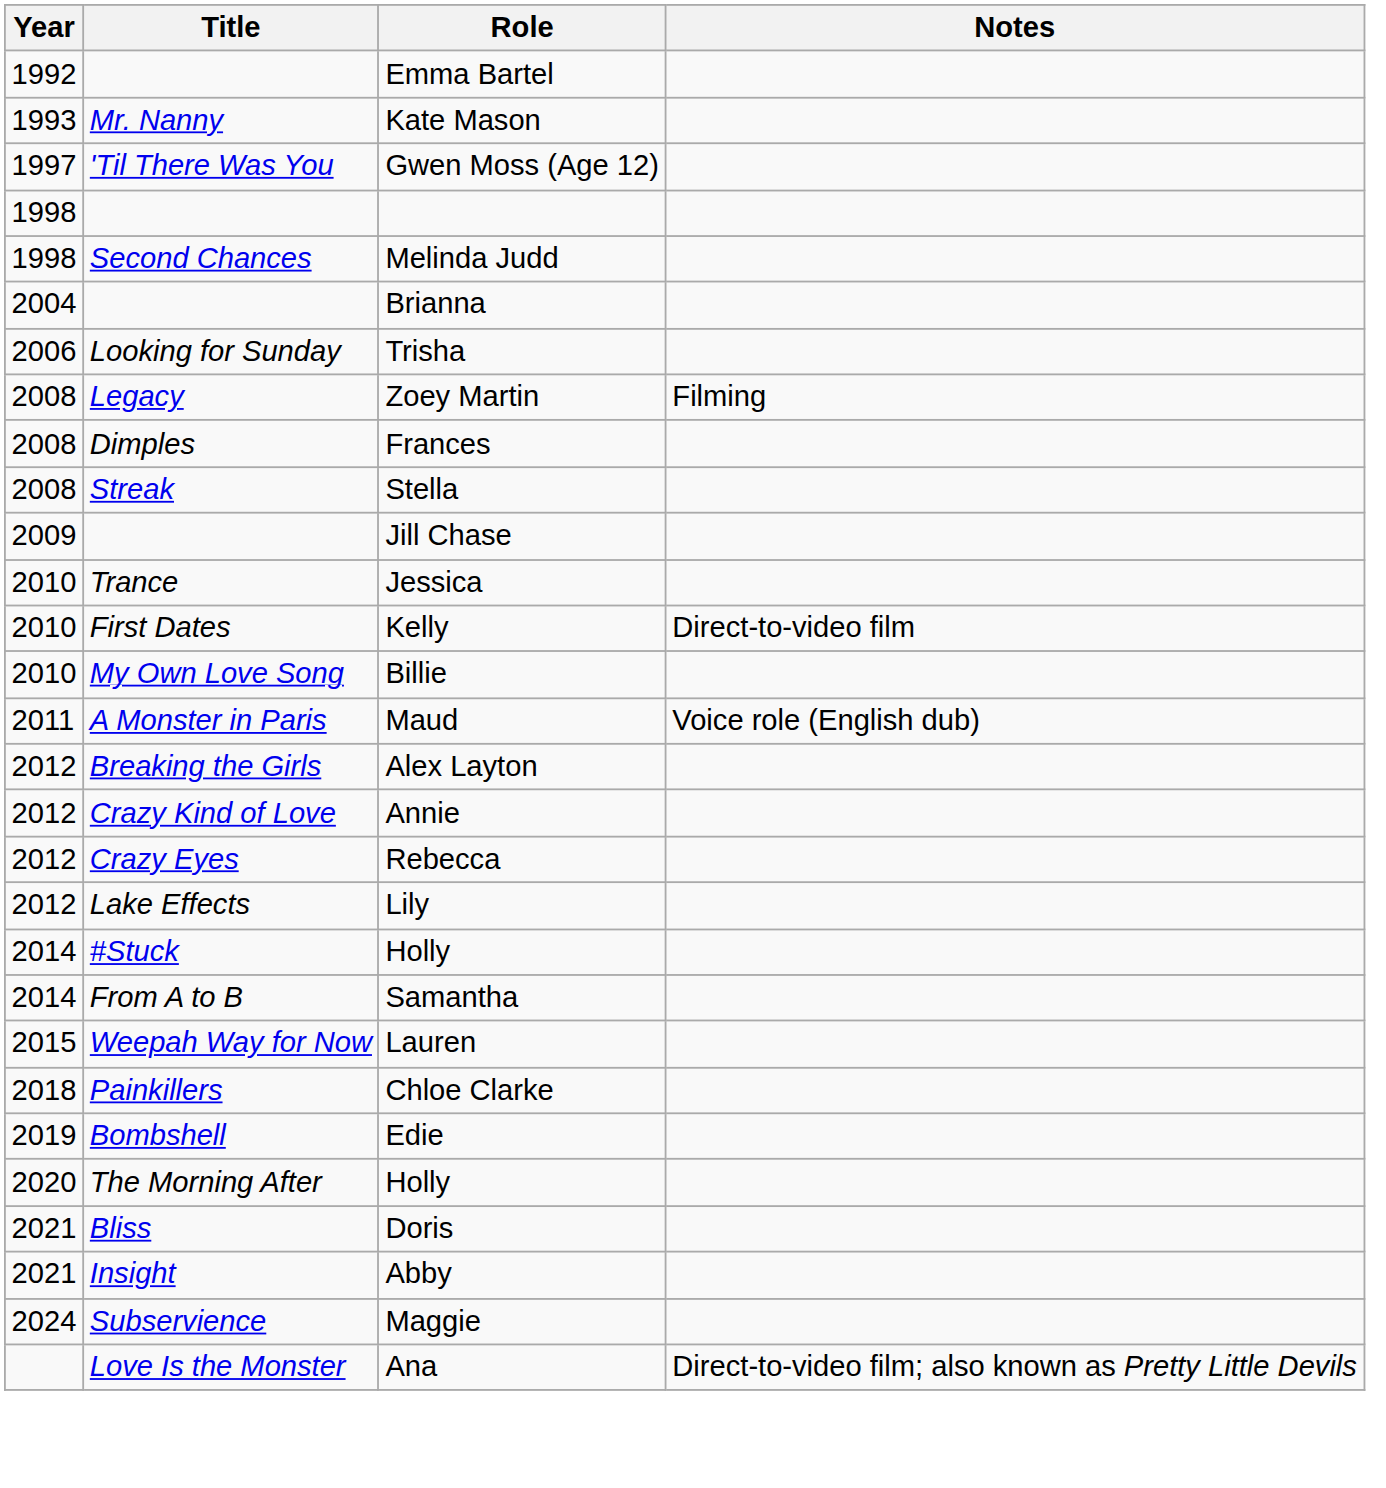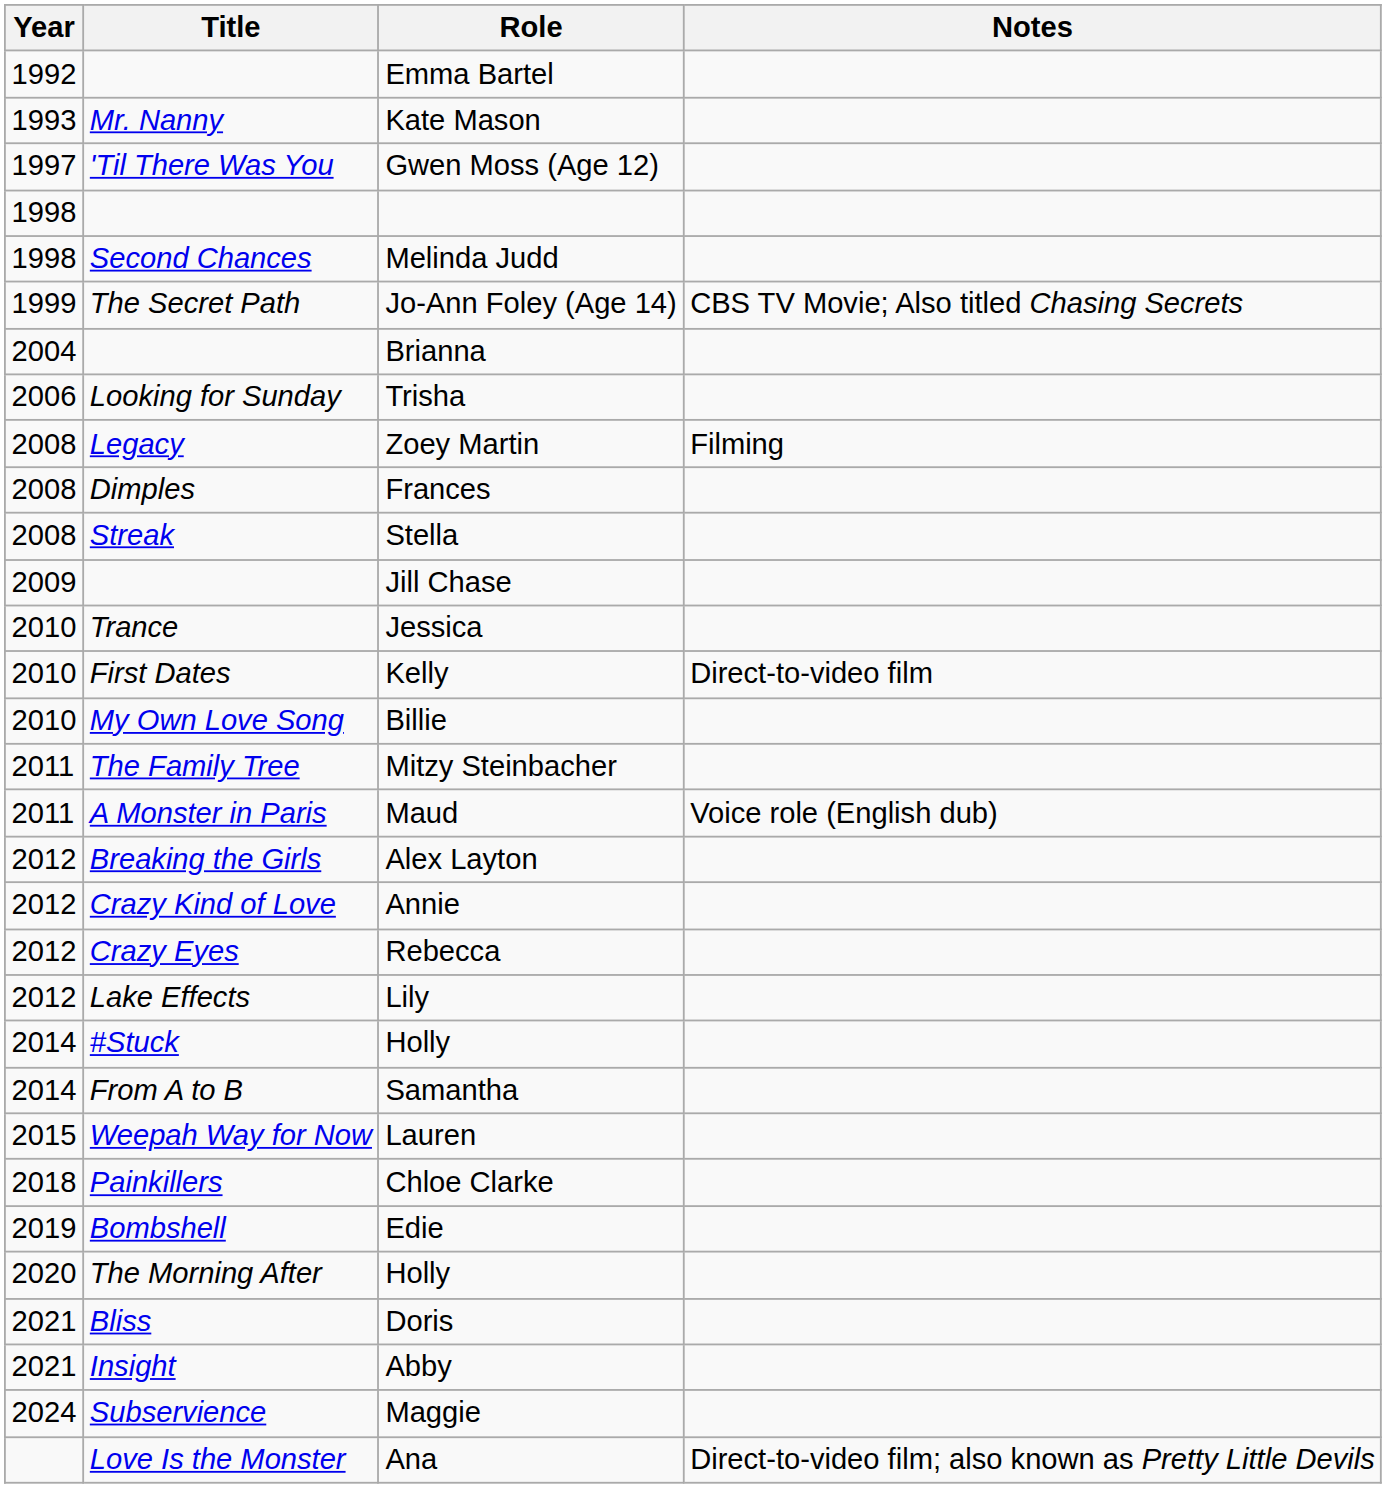+ row: (195, 304)
+ row: (195, 766)
